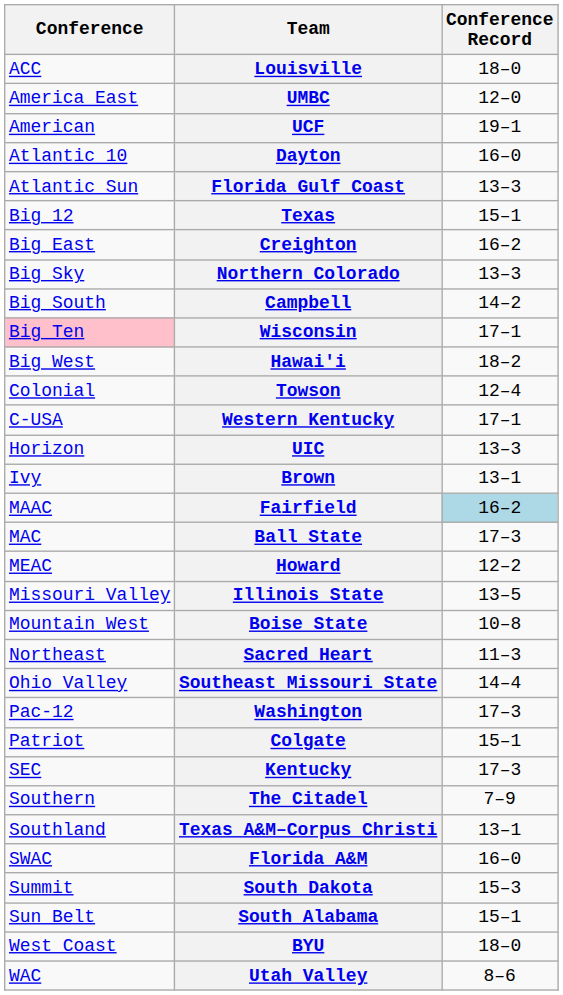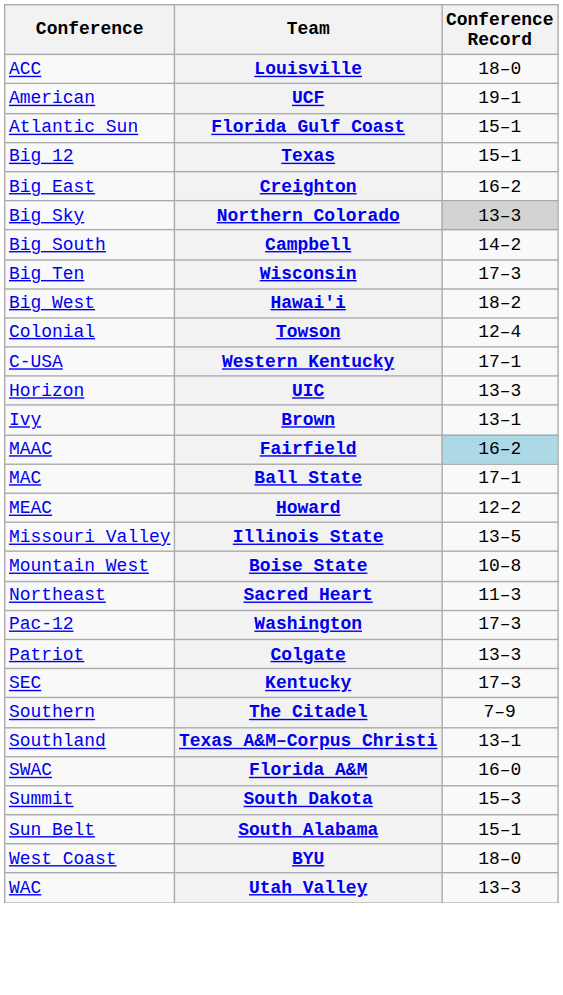- row: (308, 98)
- row: (308, 157)
(500, 186) 13–3 -> (500, 128) 15–1
(500, 274) no background -> (500, 215) lightgrey background
(47, 332) pink background -> (47, 274) no background
(500, 332) 17–1 -> (500, 274) 17–3
(500, 537) 17–3 -> (500, 479) 17–1
- row: (308, 683)
(500, 742) 15–1 -> (500, 654) 13–3
(500, 976) 8–6 -> (500, 888) 13–3
